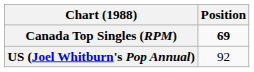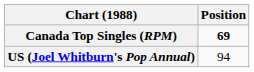(223, 56) 92 -> (223, 56) 94
